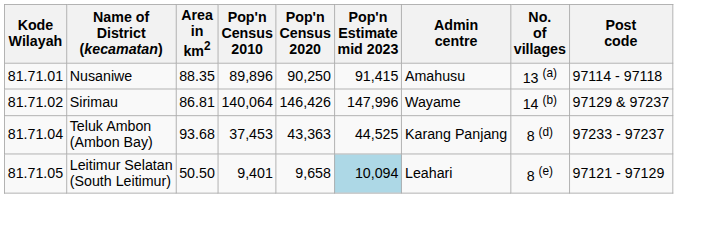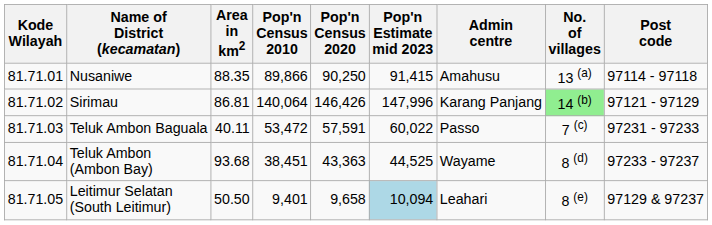(251, 76) 89,896 -> (286, 76) 89,866
(433, 102) Wayame -> (491, 102) Karang Panjang
(540, 102) no background -> (575, 102) lightgreen background
(621, 102) 97129 & 97237 -> (653, 102) 97121 - 97129
+ row: (139, 129)
(251, 135) 37,453 -> (286, 161) 38,451
(456, 135) Karang Panjang -> (468, 161) Wayame
(618, 173) 97121 - 97129 -> (656, 200) 97129 & 97237
